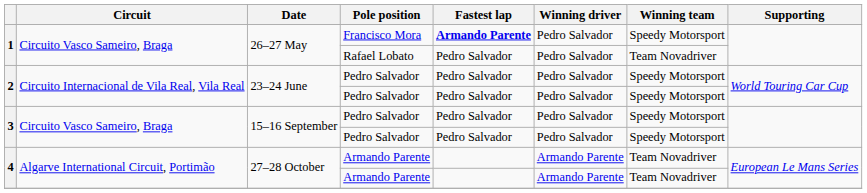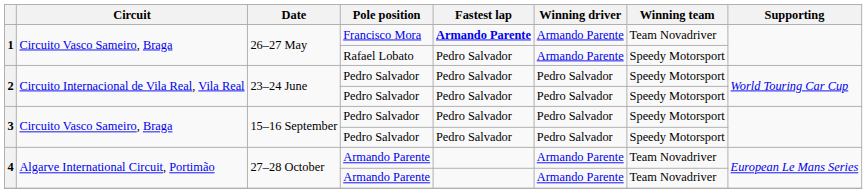(575, 34) Pedro Salvador -> (580, 34) Armando Parente
(677, 34) Speedy Motorsport -> (673, 34) Team Novadriver
(575, 55) Pedro Salvador -> (580, 55) Armando Parente
(673, 55) Team Novadriver -> (677, 55) Speedy Motorsport
